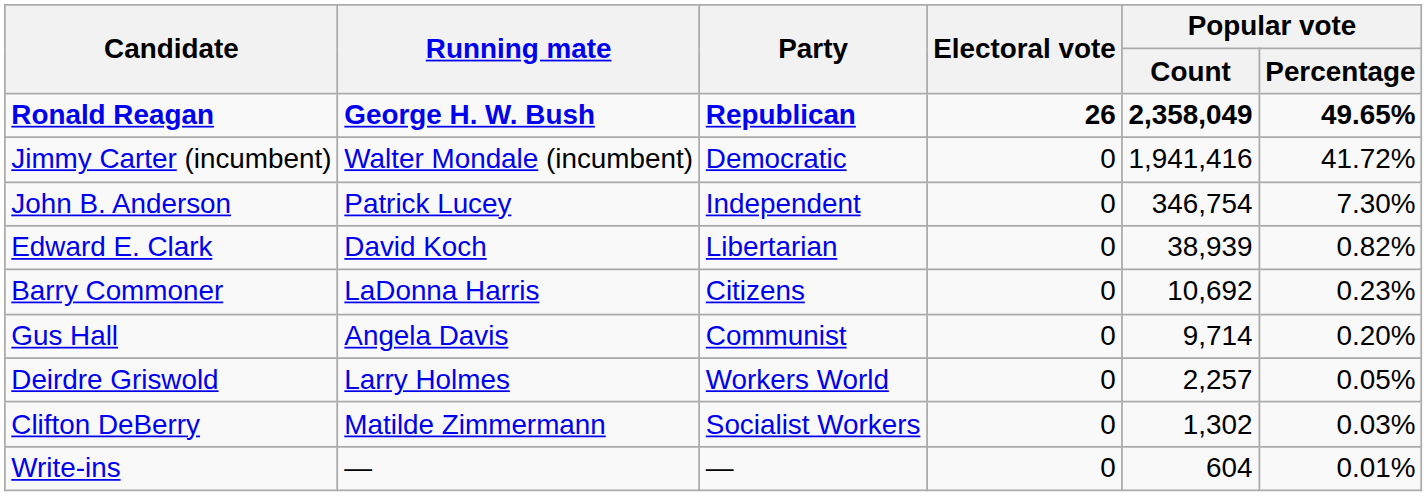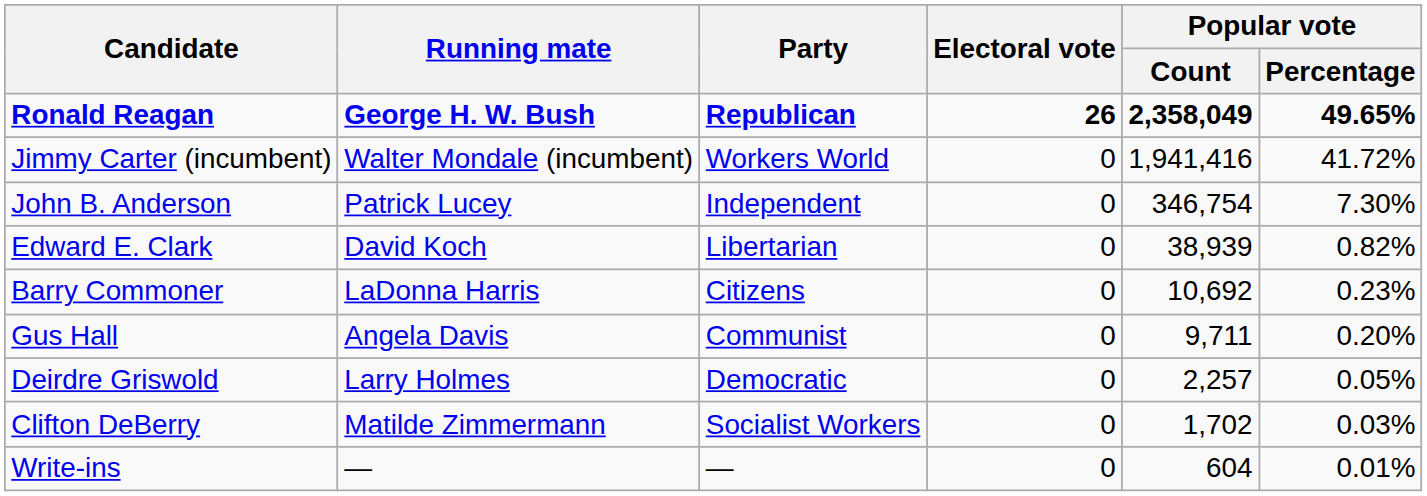(776, 159) Democratic -> (797, 159) Workers World
(1218, 335) 9,714 -> (1219, 335) 9,711
(797, 379) Workers World -> (776, 379) Democratic
(1218, 423) 1,302 -> (1218, 423) 1,702
